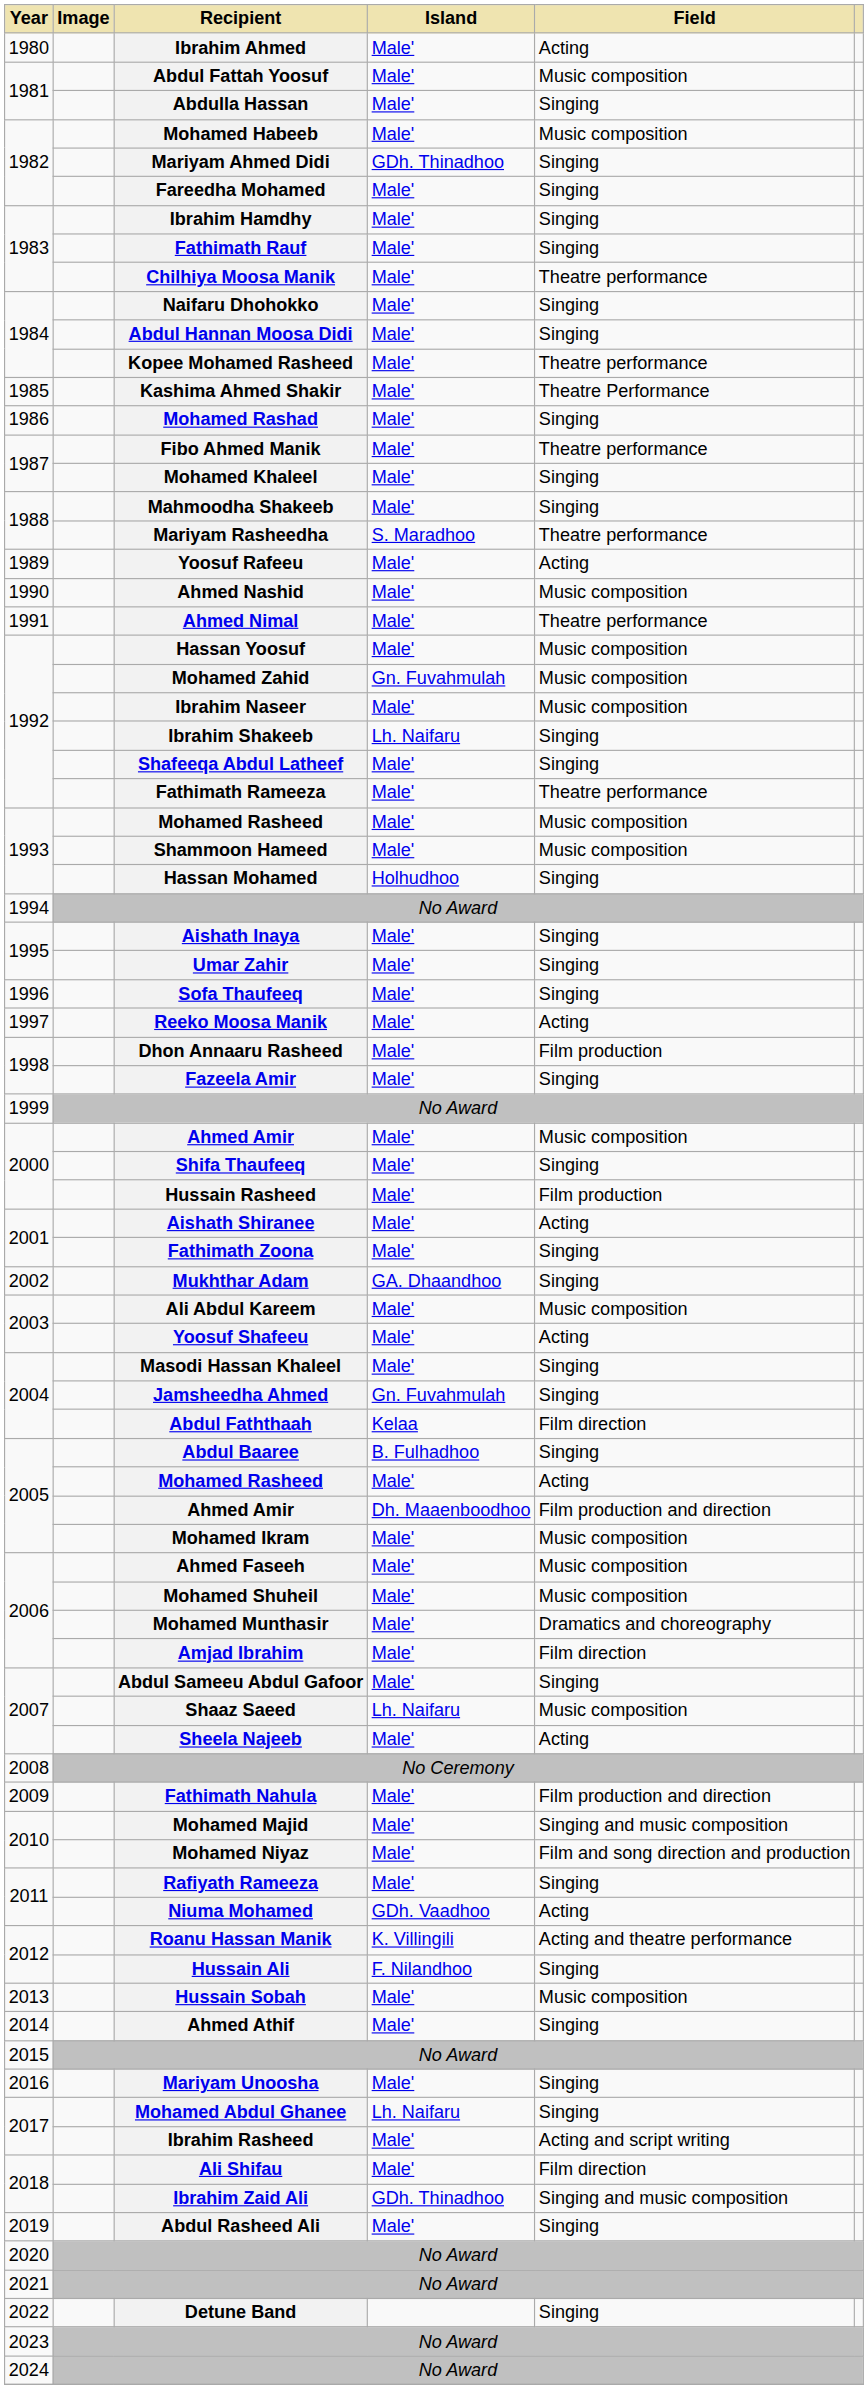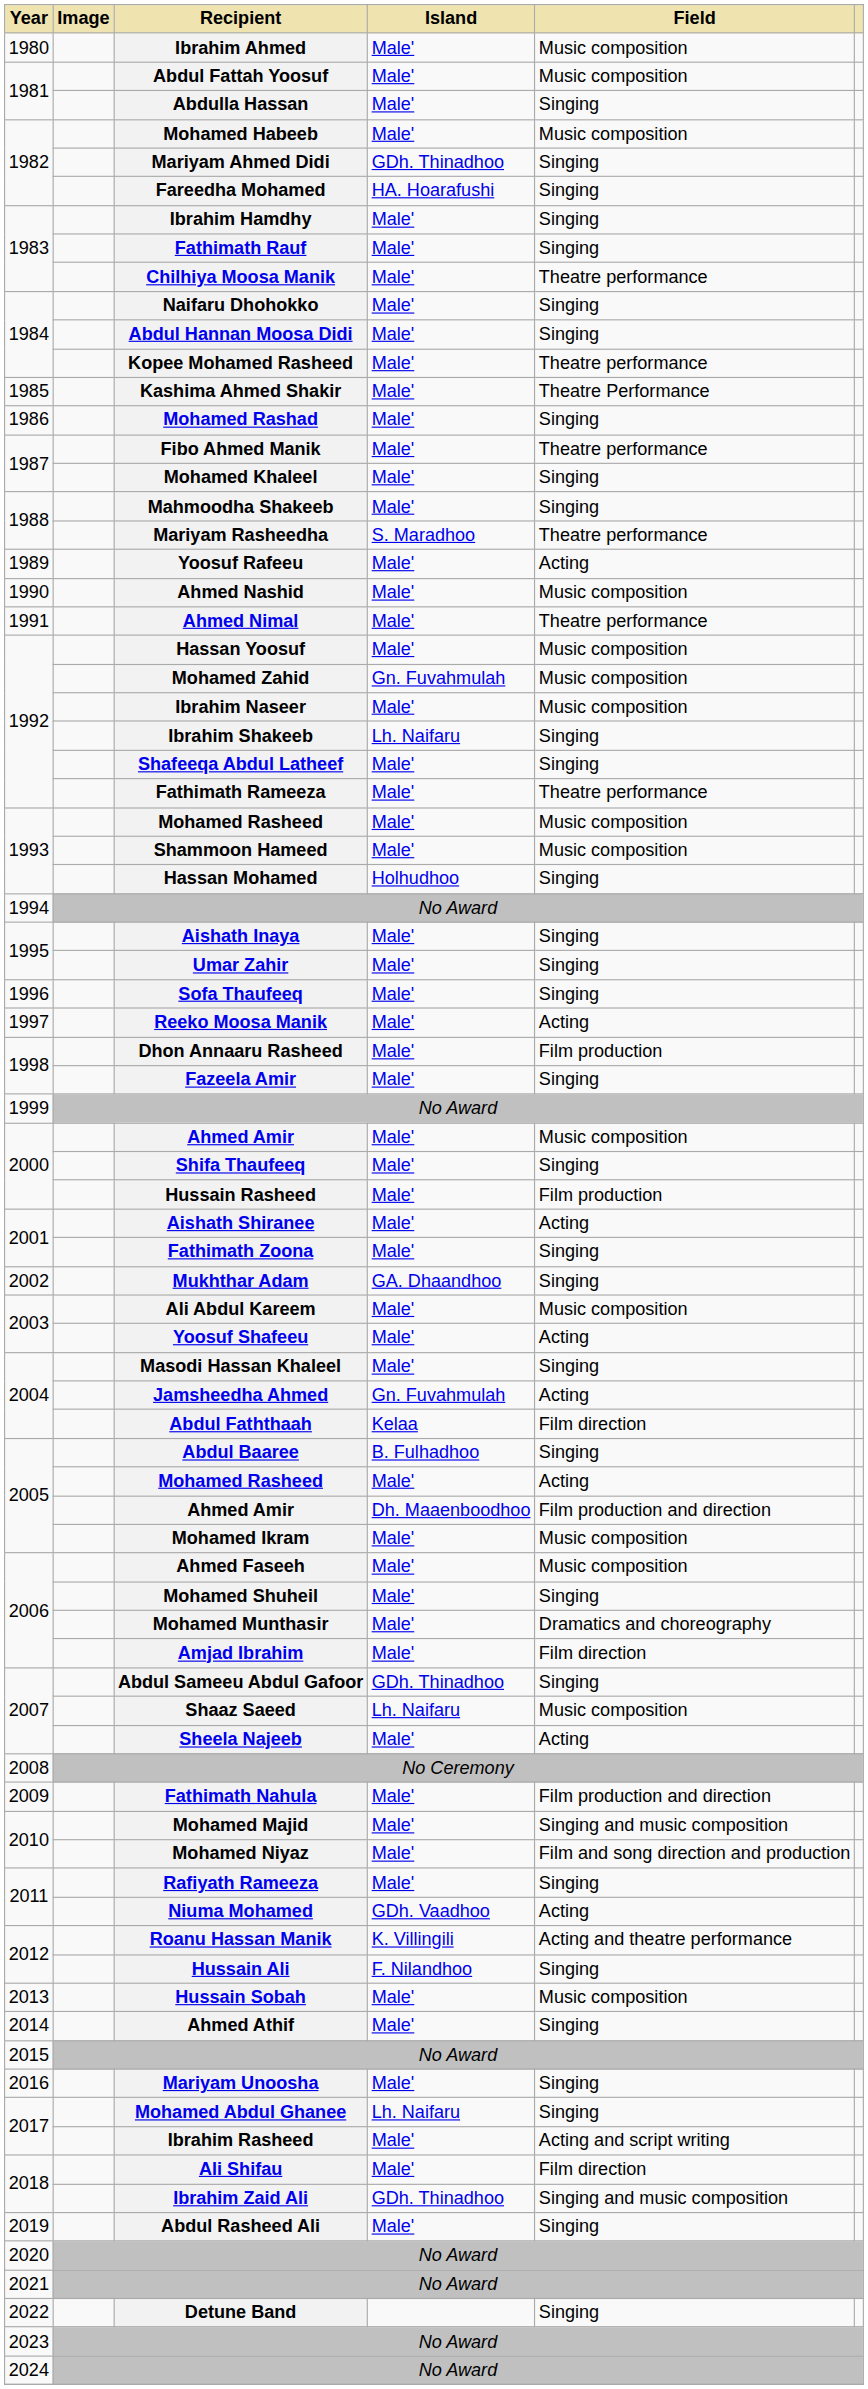(564, 47) Acting -> (613, 47) Music composition
(393, 190) Male' -> (433, 190) HA. Hoarafushi
(569, 1395) Singing -> (564, 1395) Acting
(613, 1595) Music composition -> (569, 1595) Singing
(393, 1681) Male' -> (438, 1681) GDh. Thinadhoo
